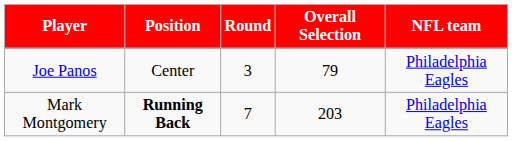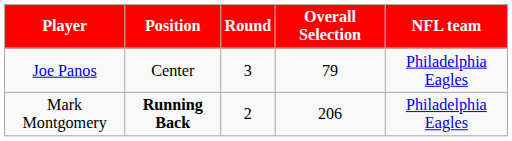(248, 114) 7 -> (248, 114) 2
(330, 114) 203 -> (330, 114) 206
